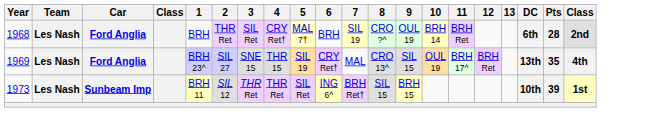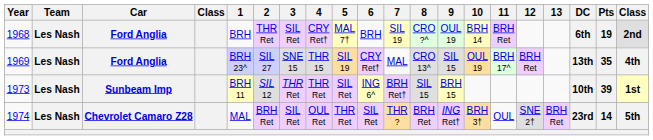(554, 34) 28 -> (606, 34) 19
+ row: (18, 116)
